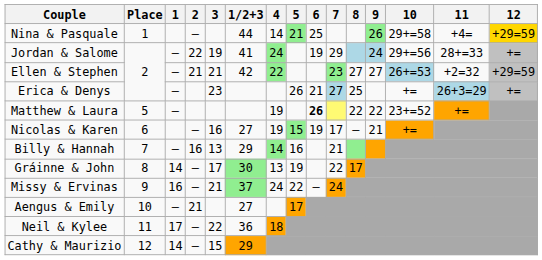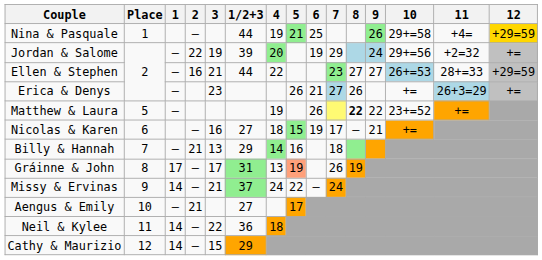(276, 33) 14 -> (276, 33) 19
(246, 53) 41 -> (246, 53) 39
(276, 53) 24 -> (276, 53) 20
(462, 53) 28+=33 -> (462, 53) +2=32
(195, 72) 21 -> (195, 72) 16
(246, 72) 42 -> (246, 72) 44
(276, 72) lightgreen background -> (276, 72) no background
(462, 72) +2=32 -> (462, 72) 28+=33
(356, 91) 25 -> (356, 91) 26
(316, 110) bold -> (316, 110) normal
(356, 110) normal -> (356, 110) bold
(276, 130) 19 -> (276, 130) 18
(195, 149) 16 -> (195, 149) 21
(336, 149) 21 -> (336, 149) 18
(175, 168) 14 -> (175, 168) 17
(246, 168) 30 -> (246, 168) 31
(296, 168) no background -> (296, 168) lightsalmon background
(336, 168) 22 -> (336, 168) 26
(356, 168) 17 -> (356, 168) 19
(175, 188) 16 -> (175, 188) 14
(175, 226) 17 -> (175, 226) 14
